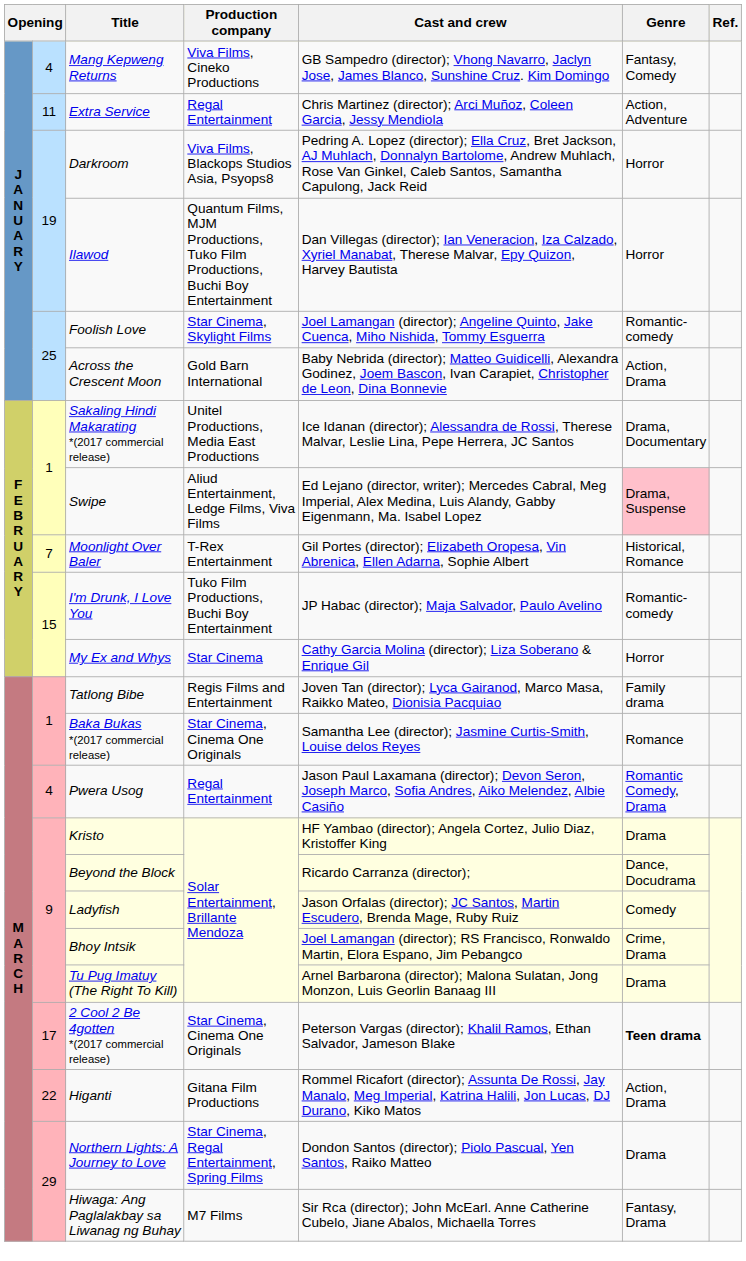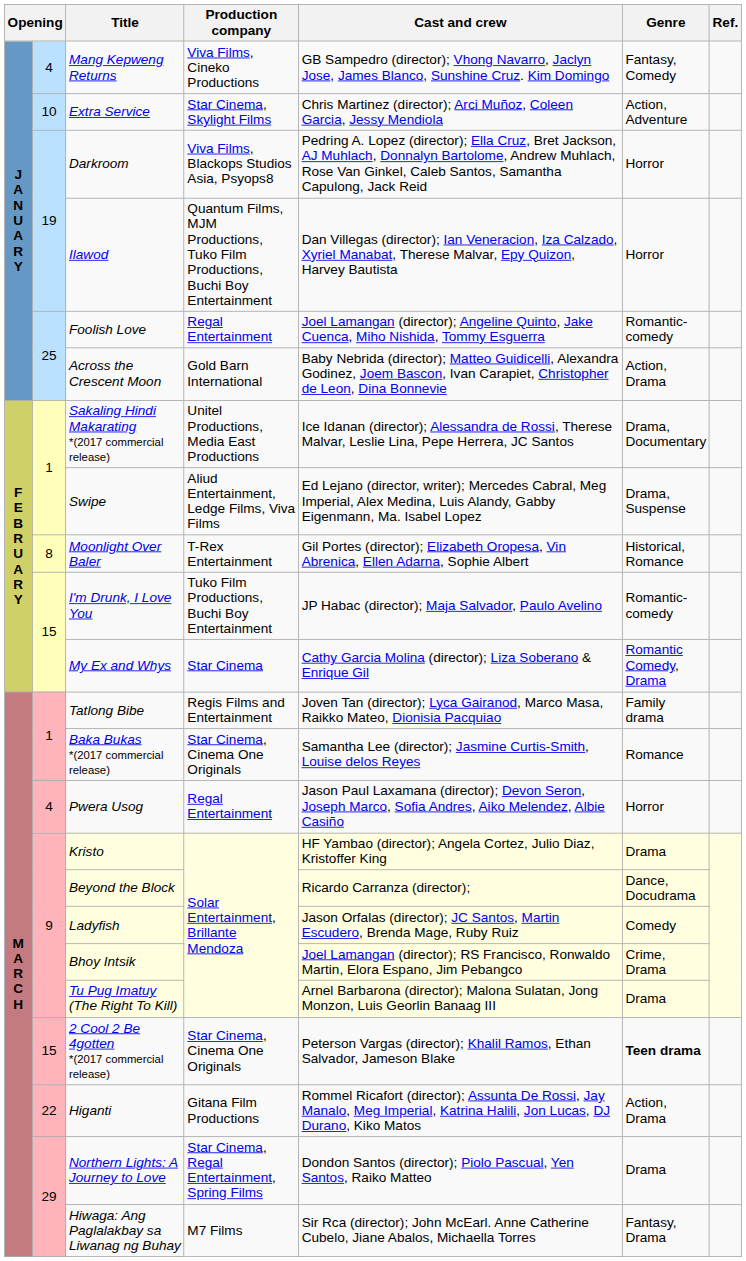(49, 111) 11 -> (49, 111) 10
(230, 111) Regal Entertainment -> (229, 111) Star Cinema, Skylight Films
(229, 329) Star Cinema, Skylight Films -> (230, 329) Regal Entertainment
(656, 501) pink background -> (656, 501) no background
(49, 553) 7 -> (49, 553) 8
(645, 657) Horror -> (654, 665) Romantic Comedy, Drama
(654, 791) Romantic Comedy, Drama -> (645, 806) Horror
(49, 1035) 17 -> (49, 1051) 15
